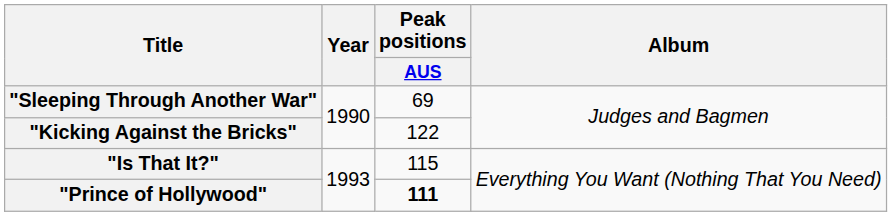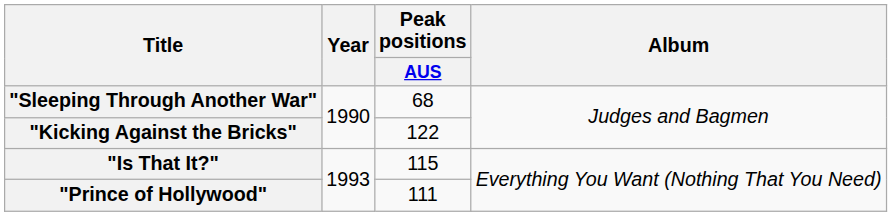(423, 101) 69 -> (423, 101) 68
(423, 195) bold -> (423, 195) normal
